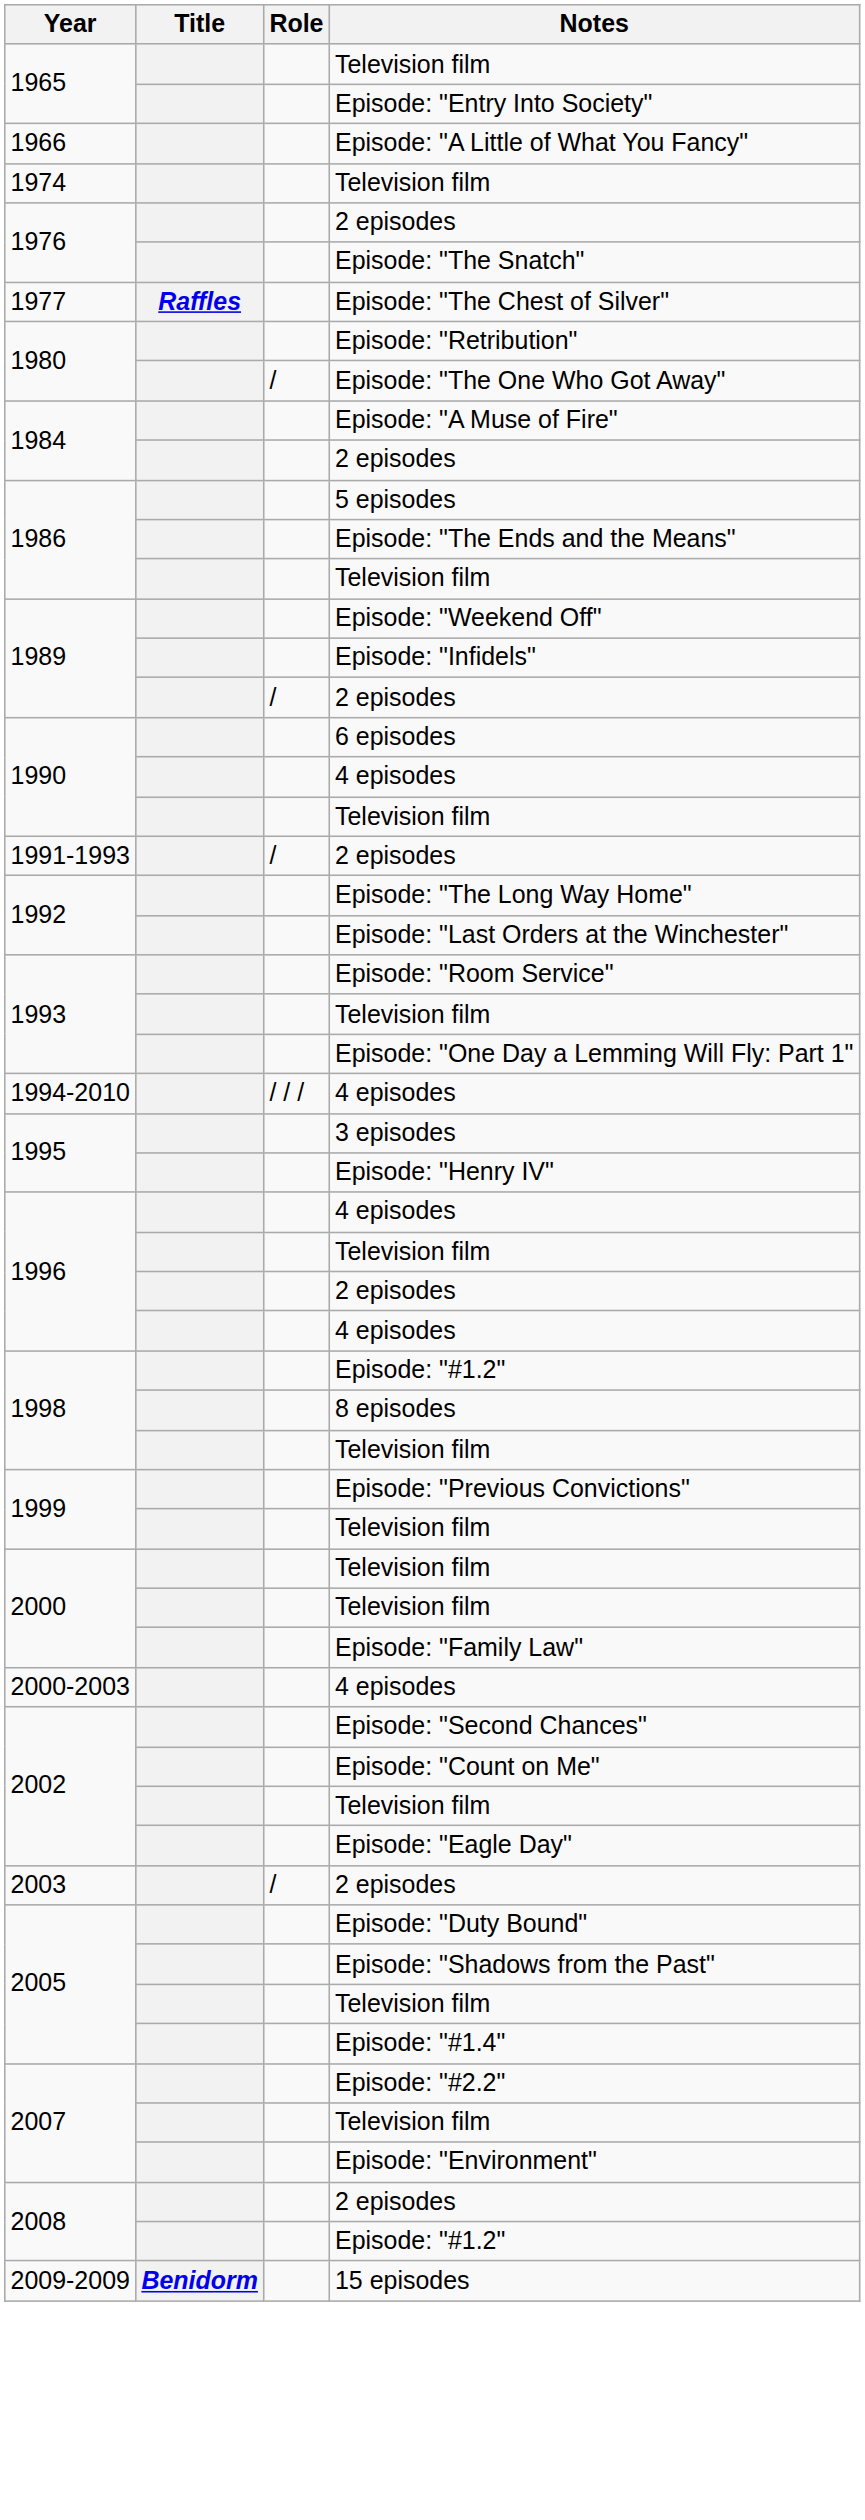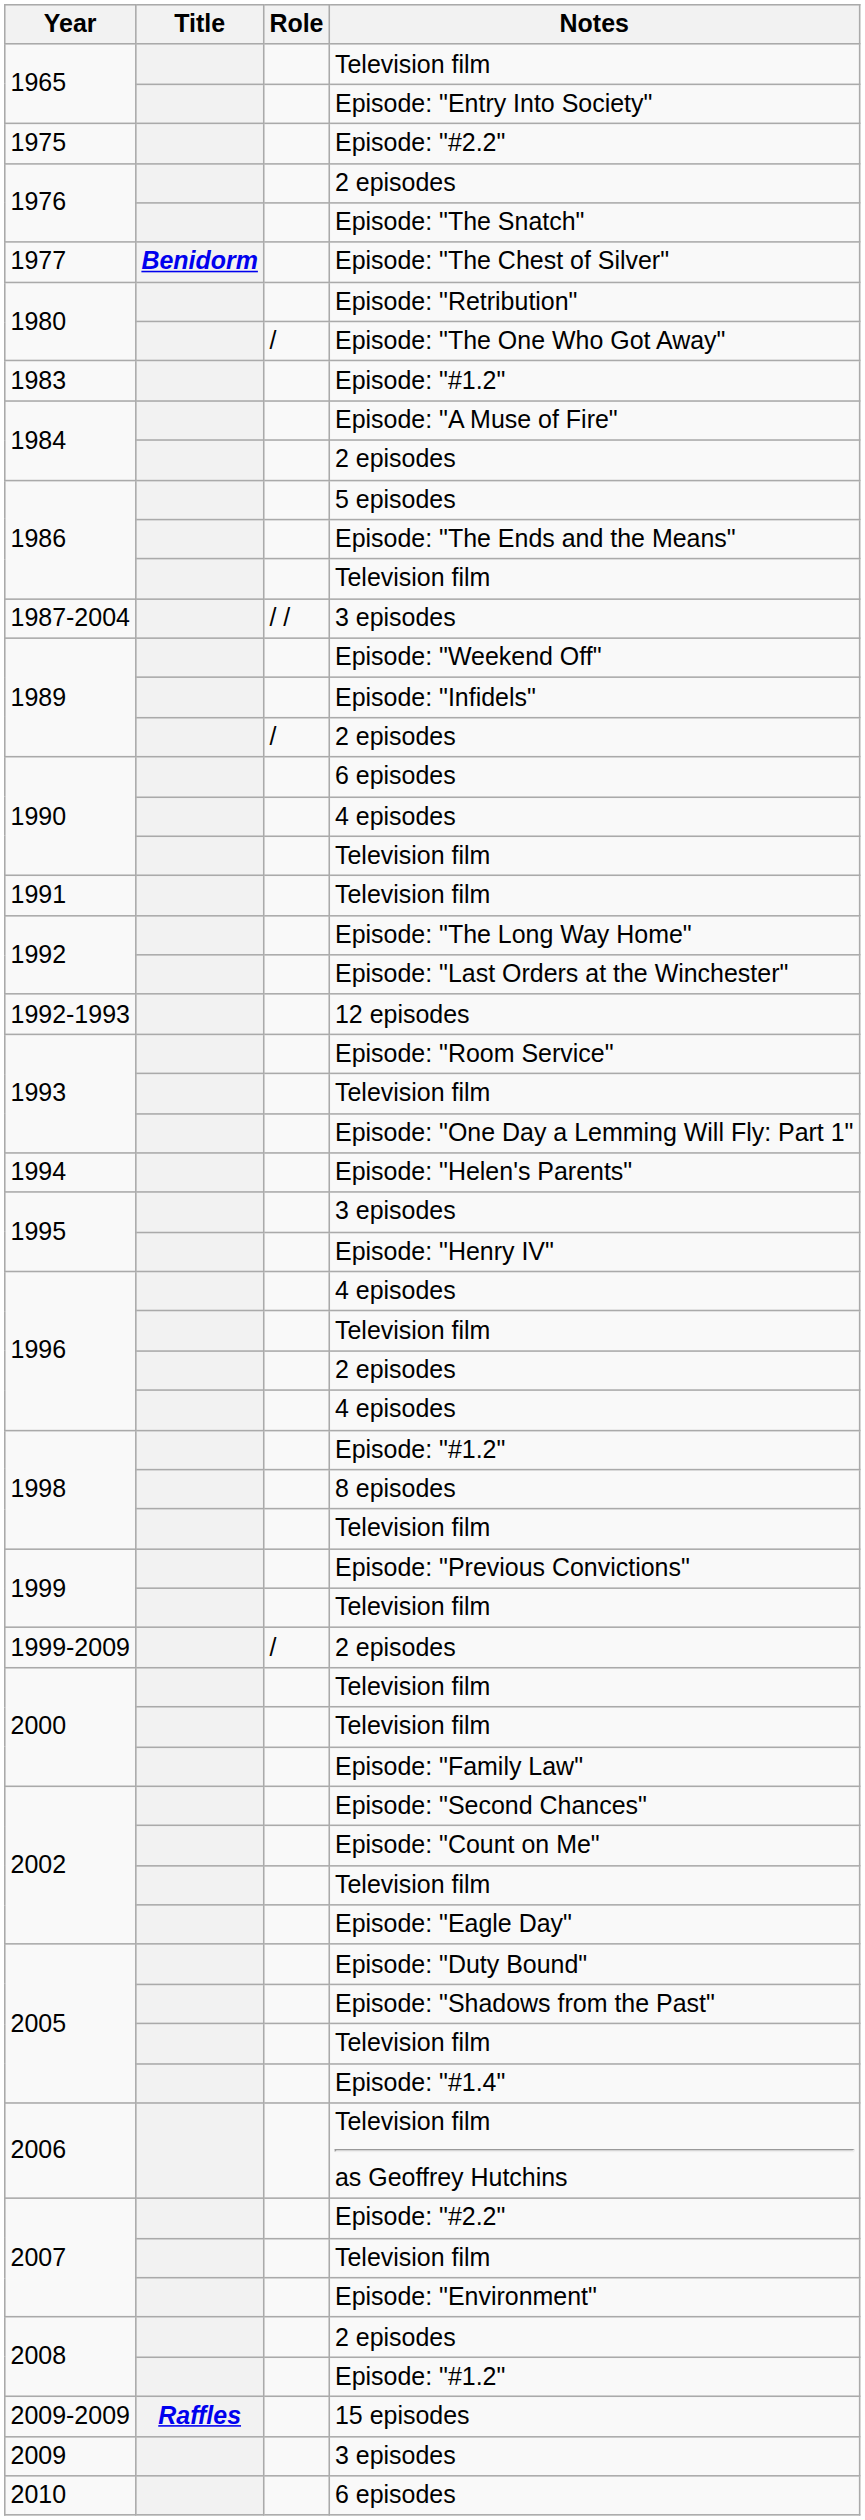- row: (38, 143)
- row: (38, 182)
+ row: (38, 143)
(200, 301) Raffles -> (200, 261) Benidorm
+ row: (38, 380)
+ row: (70, 618)
+ row: (38, 895)
- row: (70, 855)
+ row: (70, 1013)
+ row: (38, 1172)
- row: (70, 1093)
+ row: (70, 1647)
- row: (70, 1686)
- row: (38, 1884)
+ row: (38, 2150)
(200, 2280) Benidorm -> (200, 2415) Raffles
+ row: (38, 2455)
+ row: (38, 2495)
